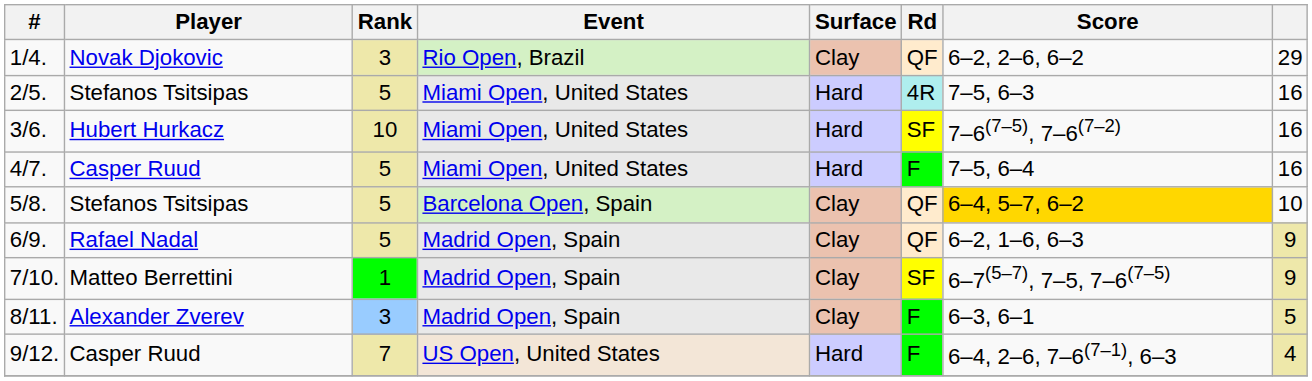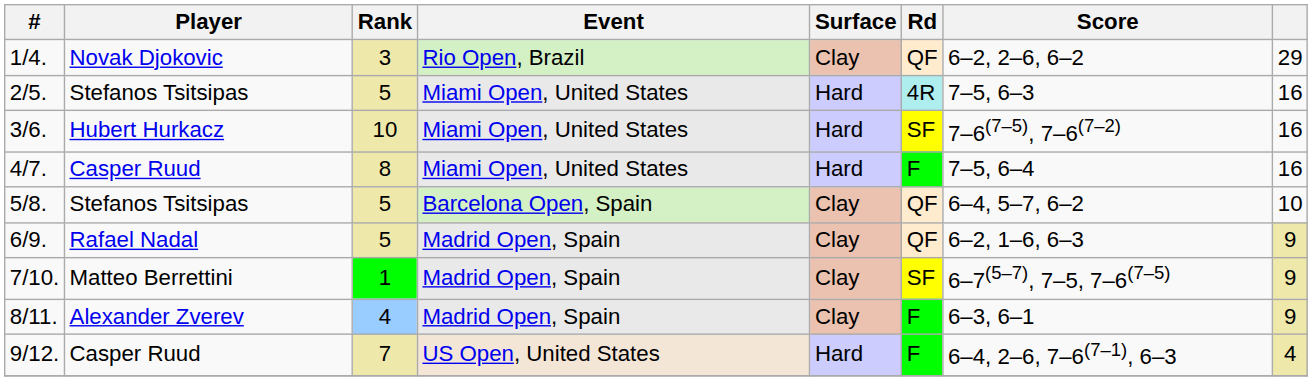(385, 169) 5 -> (385, 169) 8
(1016, 204) gold background -> (1016, 204) no background
(385, 316) 3 -> (385, 316) 4
(1290, 316) 5 -> (1290, 316) 9
